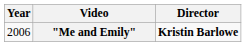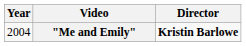(19, 32) 2006 -> (19, 32) 2004
